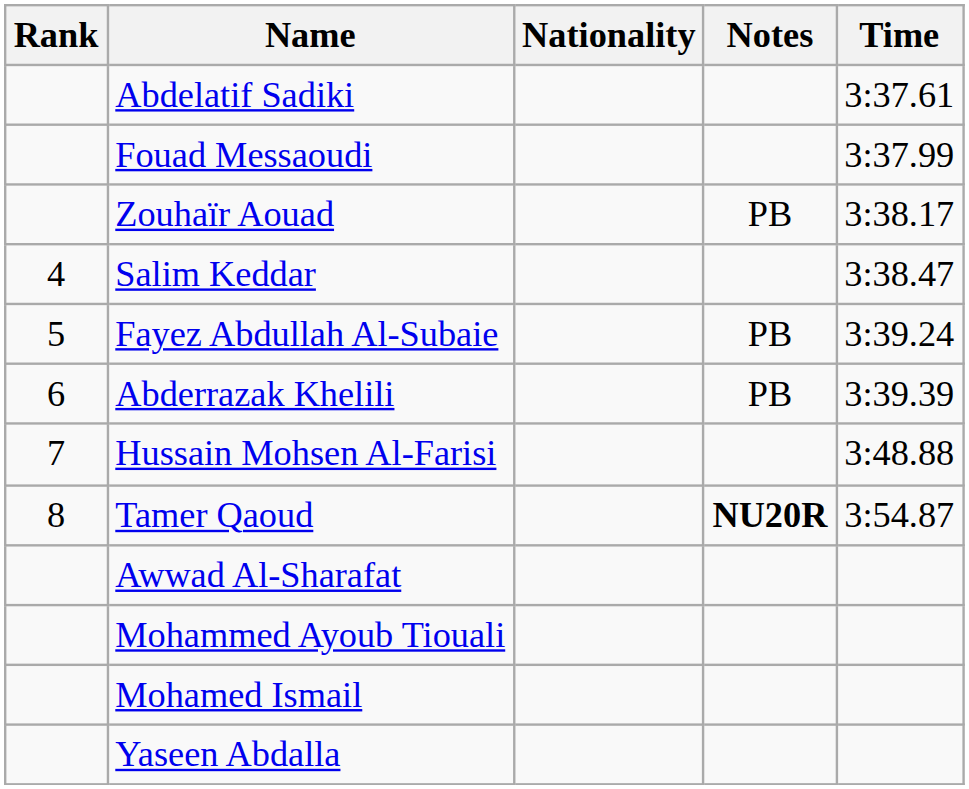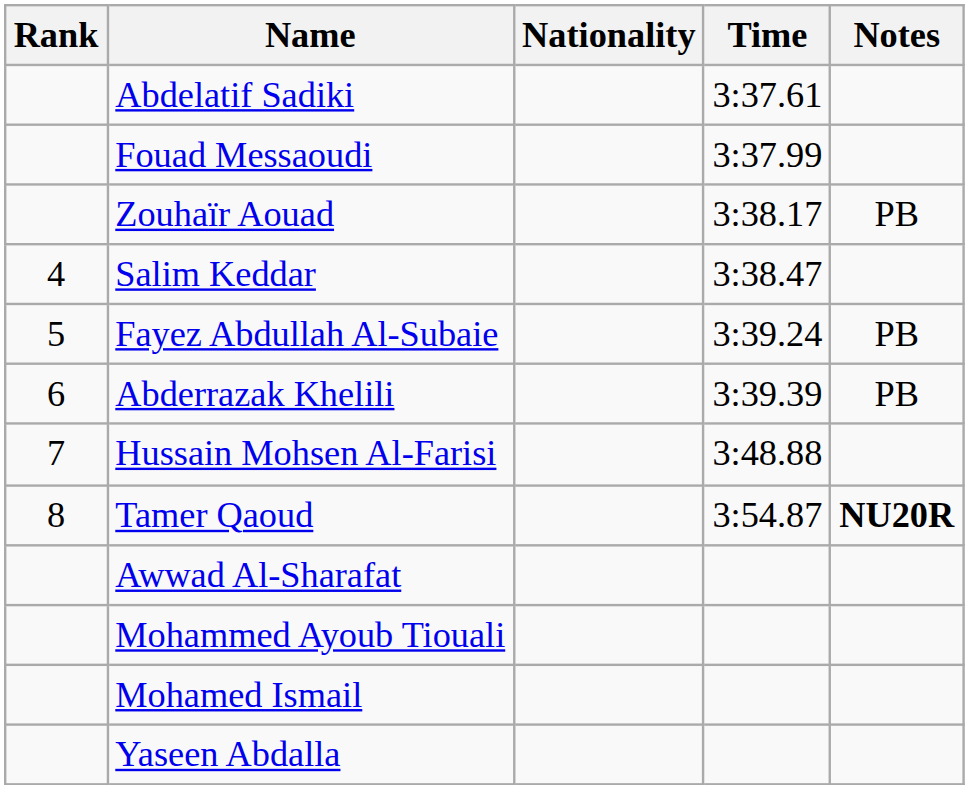columns swapped: (899, 34) <-> (770, 34)
